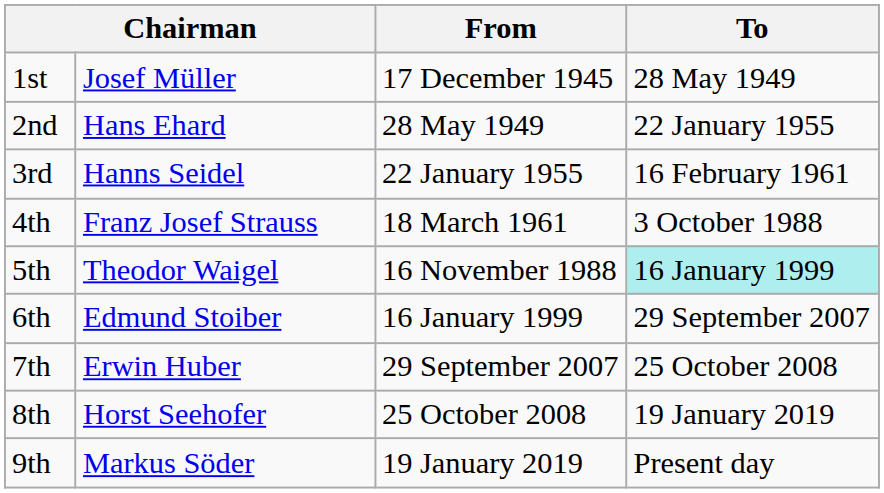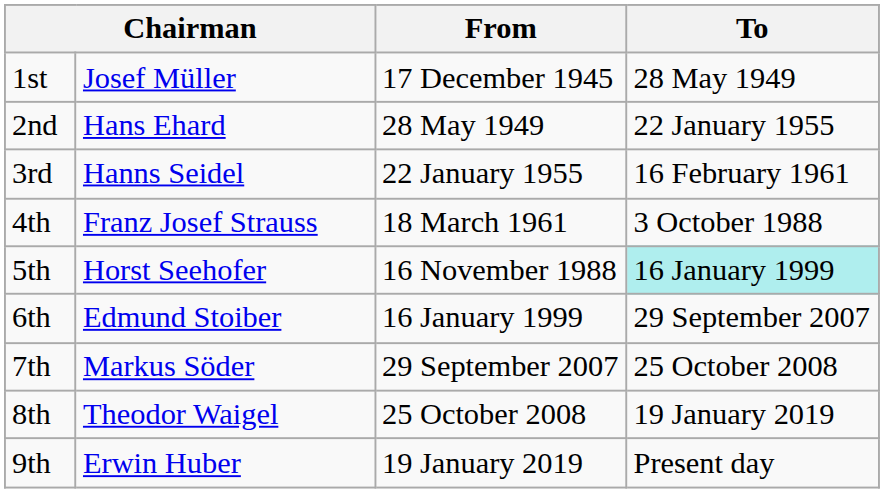(181, 269) Theodor Waigel -> (175, 269) Horst Seehofer
(162, 366) Erwin Huber -> (169, 366) Markus Söder
(175, 414) Horst Seehofer -> (181, 414) Theodor Waigel
(169, 462) Markus Söder -> (162, 462) Erwin Huber
